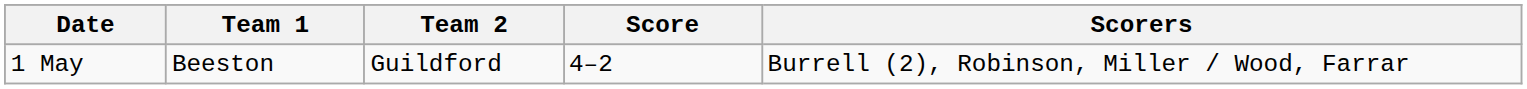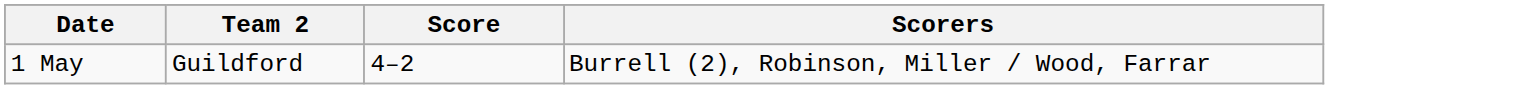- column: (265, 25)
